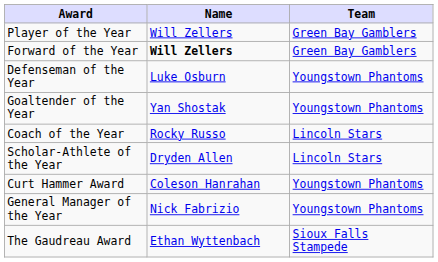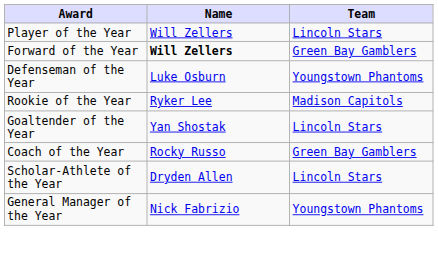(355, 32) Green Bay Gamblers -> (337, 32) Lincoln Stars
+ row: (69, 102)
(358, 108) Youngstown Phantoms -> (337, 127) Lincoln Stars
(337, 133) Lincoln Stars -> (355, 152) Green Bay Gamblers
- row: (66, 184)
- row: (69, 241)
